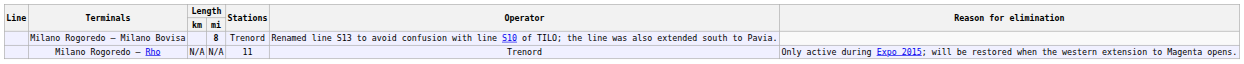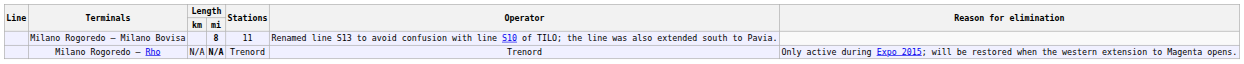(248, 38) Trenord -> (248, 38) 11
(216, 52) normal -> (216, 52) bold
(248, 52) 11 -> (248, 52) Trenord
